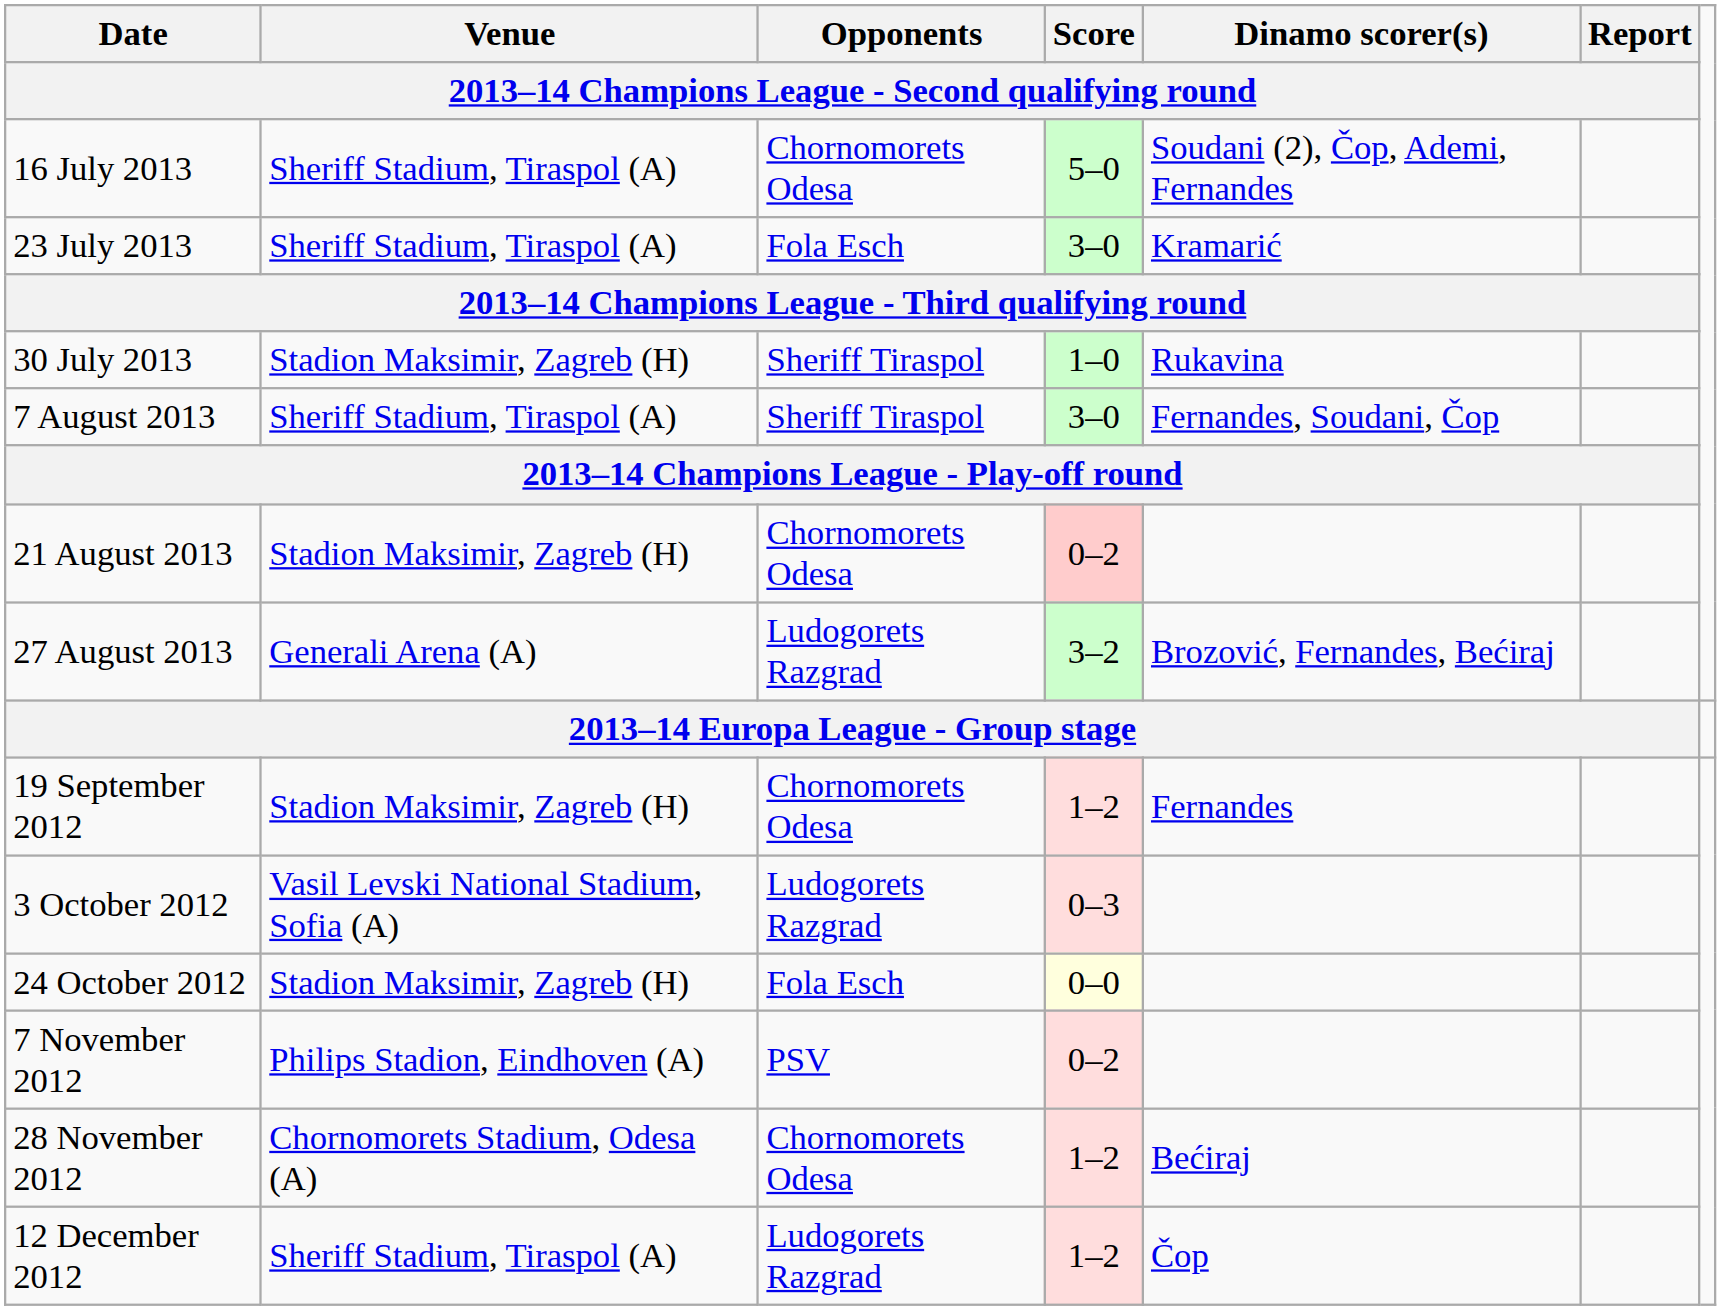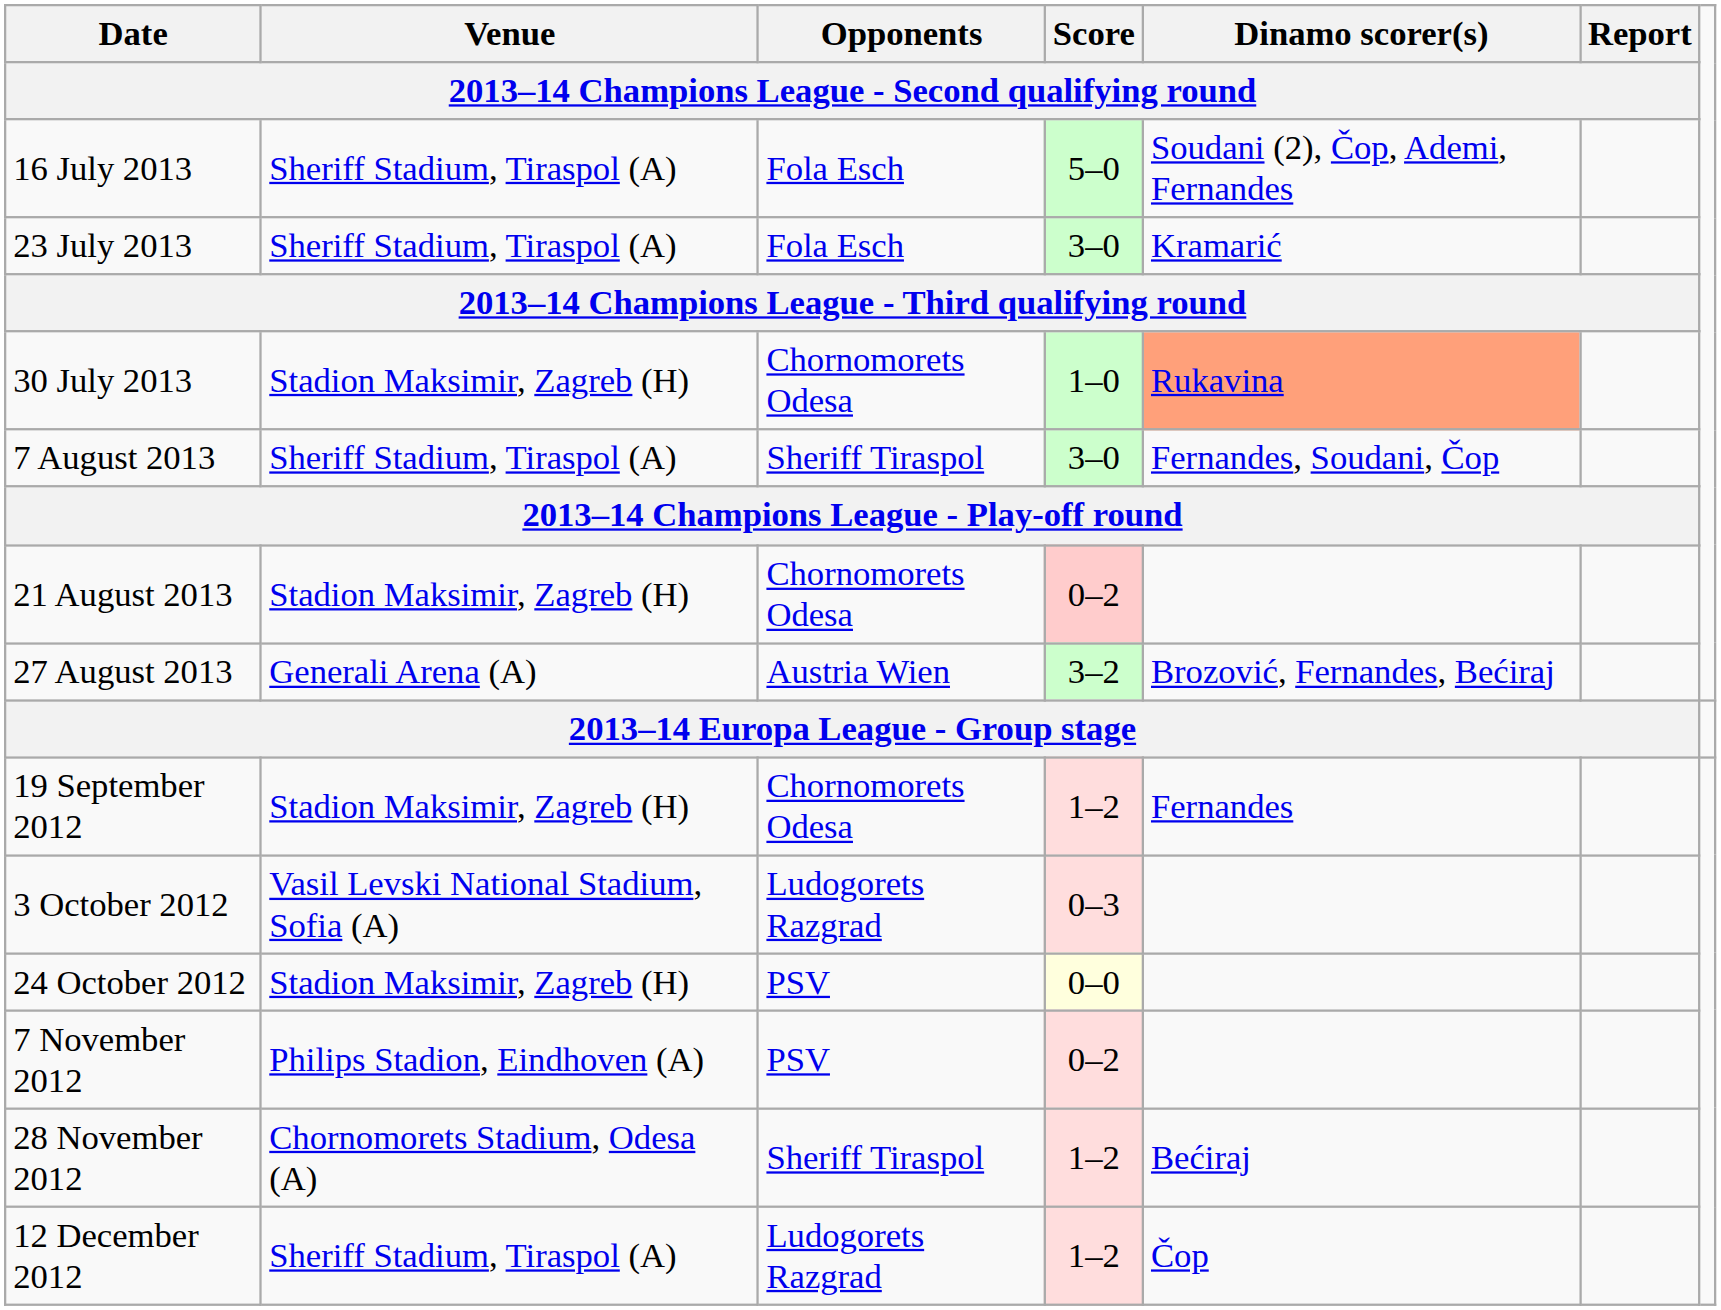(865, 168) Chornomorets Odesa -> (835, 168) Fola Esch
(875, 360) Sheriff Tiraspol -> (865, 380) Chornomorets Odesa
(1217, 360) no background -> (1217, 380) lightsalmon background
(845, 650) Ludogorets Razgrad -> (858, 670) Austria Wien
(835, 981) Fola Esch -> (798, 981) PSV
(865, 1157) Chornomorets Odesa -> (875, 1157) Sheriff Tiraspol
